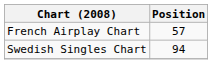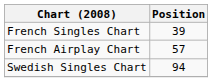+ row: (74, 31)
